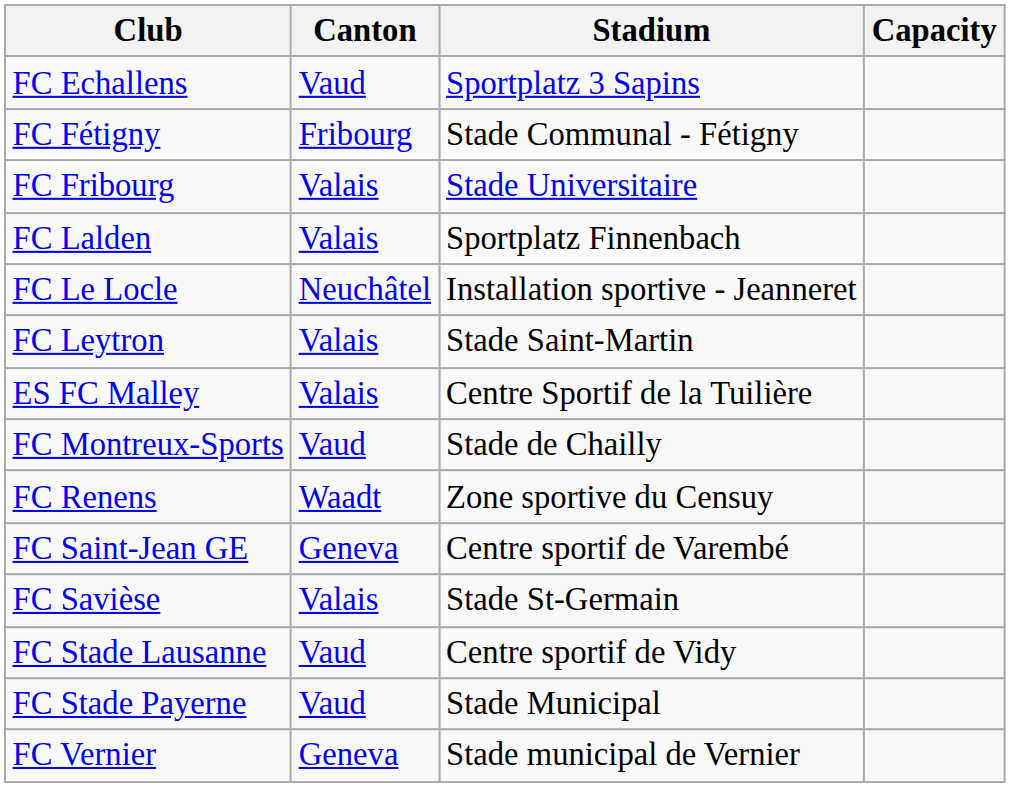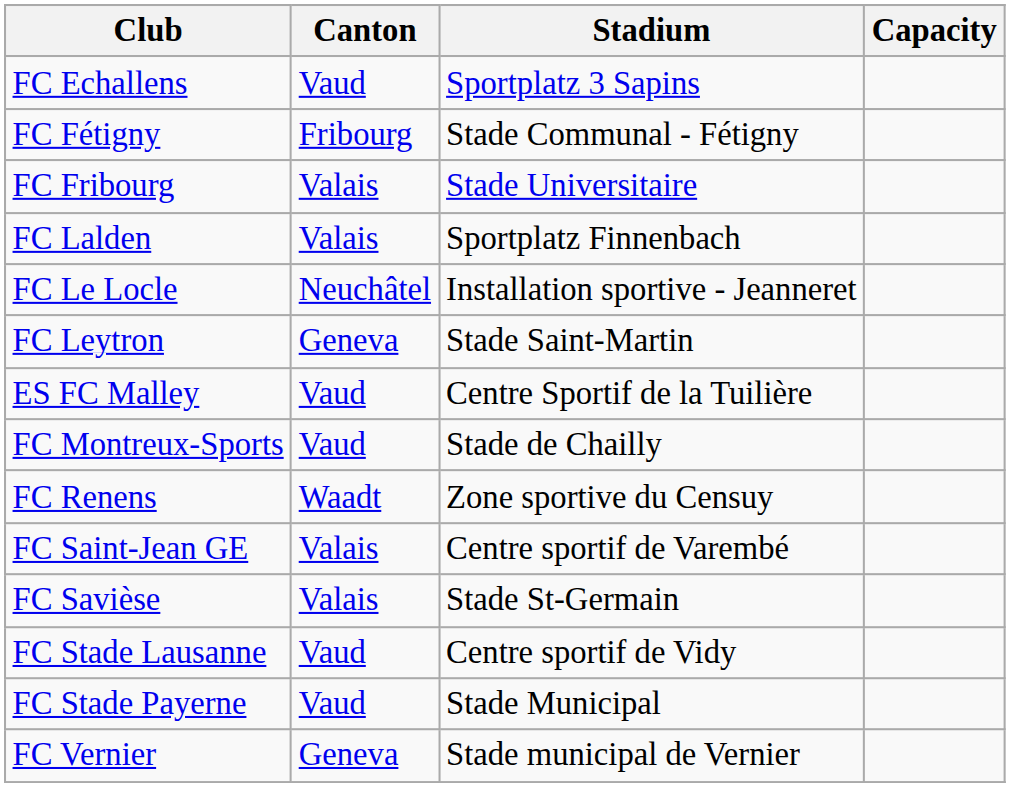(339, 340) Valais -> (349, 340) Geneva
(339, 392) Valais -> (332, 392) Vaud
(349, 548) Geneva -> (339, 548) Valais
